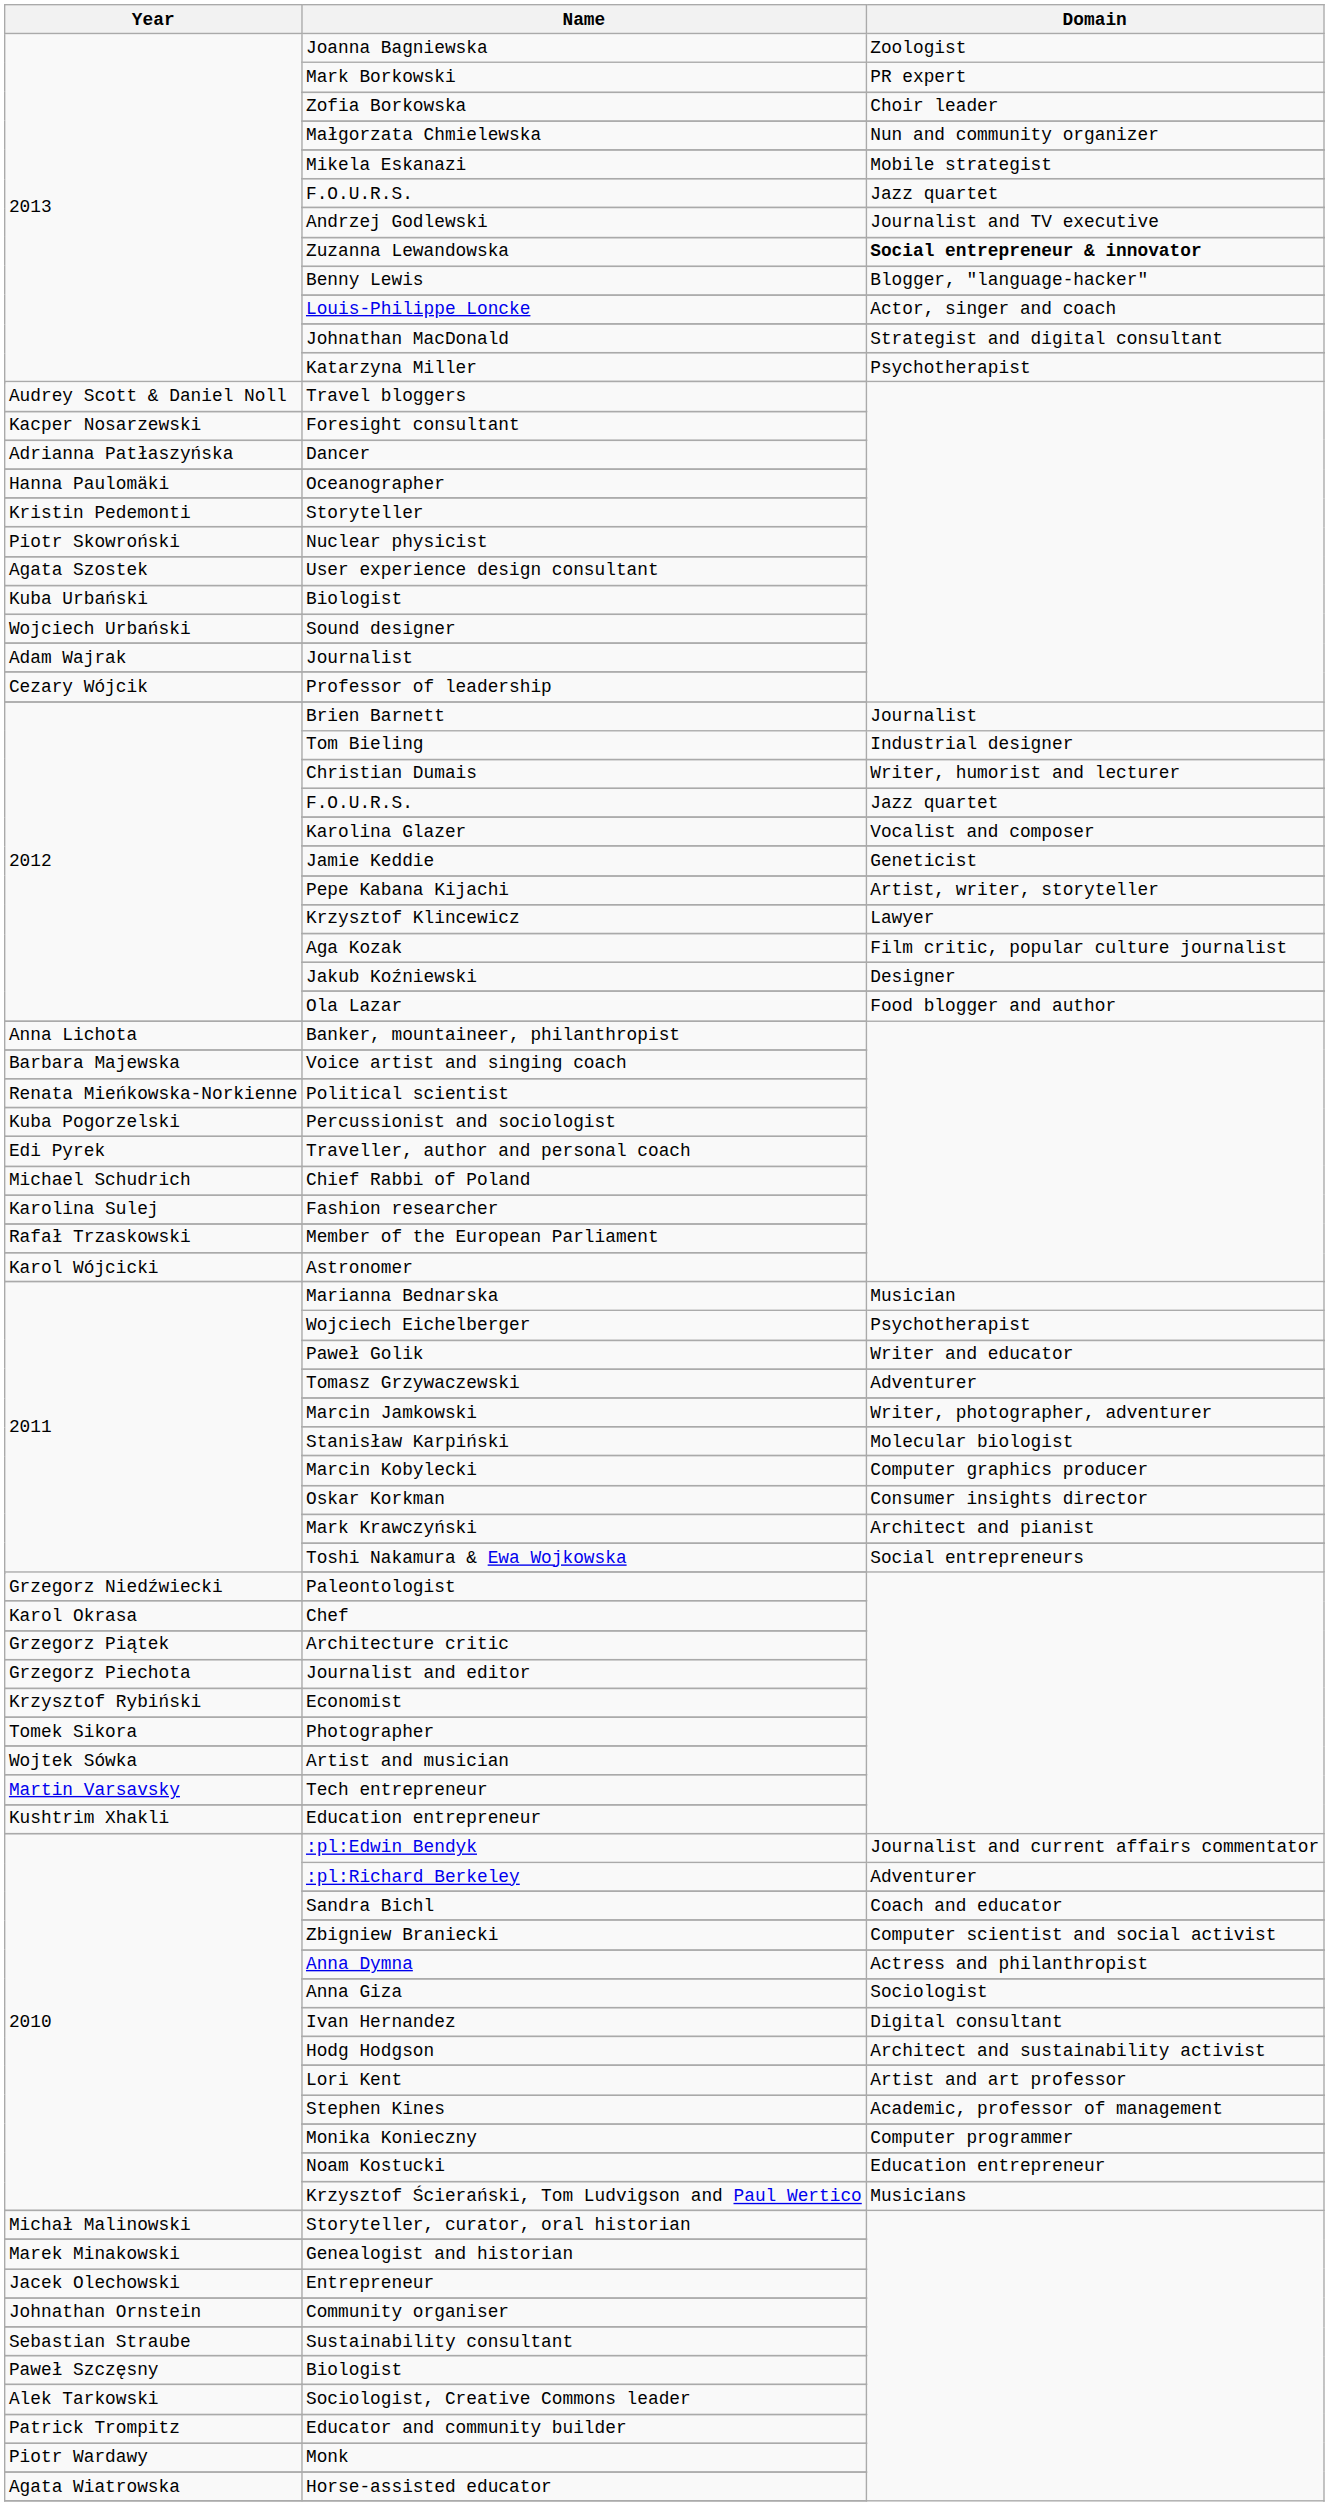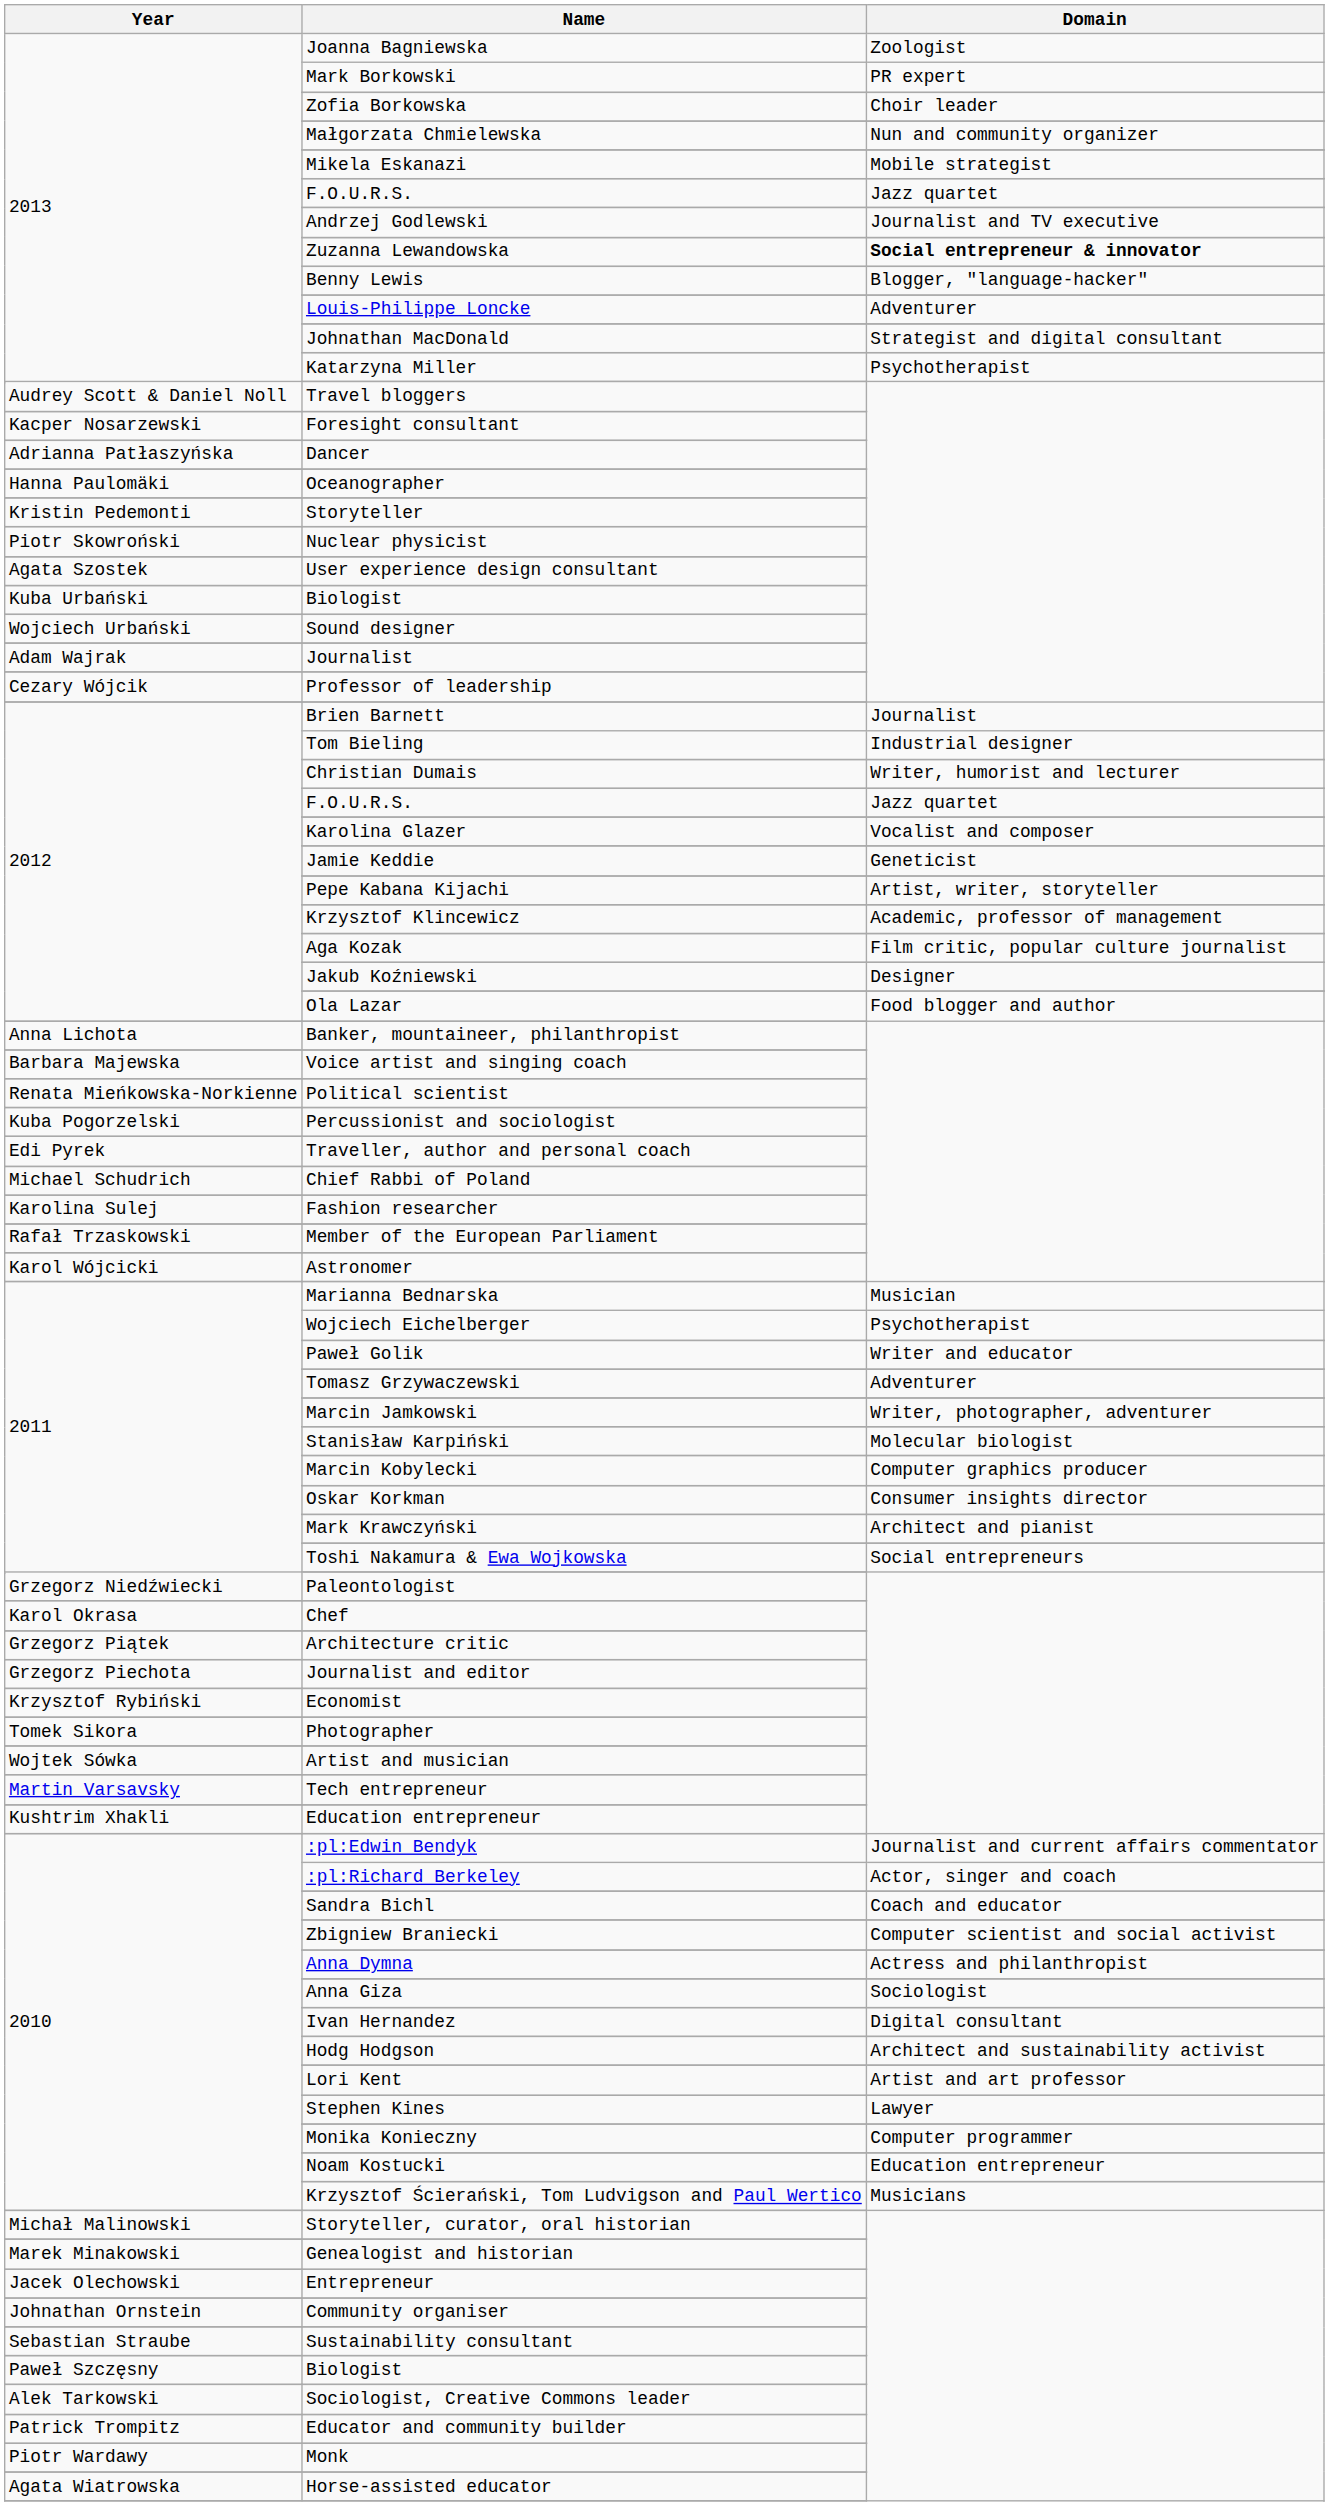(993, 309) Actor, singer and coach -> (924, 309) Adventurer
(902, 919) Lawyer -> (1047, 919) Academic, professor of management
(924, 1877) Adventurer -> (993, 1877) Actor, singer and coach
(1047, 2109) Academic, professor of management -> (902, 2109) Lawyer
